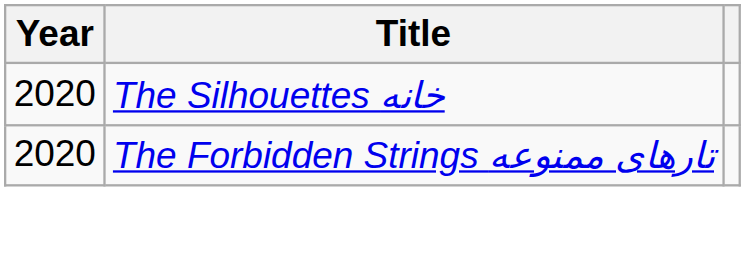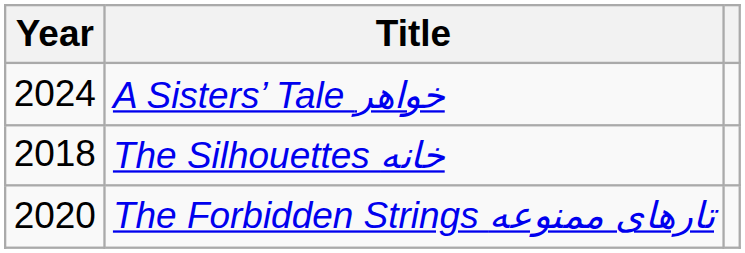+ row: (279, 94)
(55, 93) 2020 -> (55, 154) 2018
